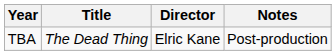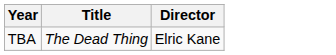- column: (277, 15)
